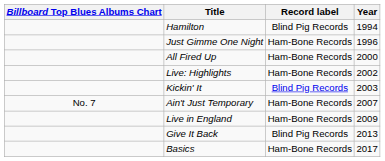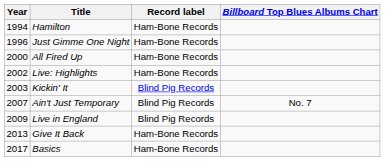columns swapped: (367, 12) <-> (84, 12)
(310, 27) Blind Pig Records -> (176, 27) Ham-Bone Records
(310, 103) Ham-Bone Records -> (176, 103) Blind Pig Records
(310, 118) Ham-Bone Records -> (176, 118) Blind Pig Records
(310, 133) Blind Pig Records -> (176, 133) Ham-Bone Records
